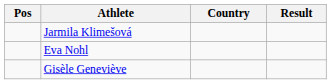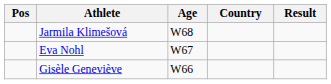+ column: (187, 13)
